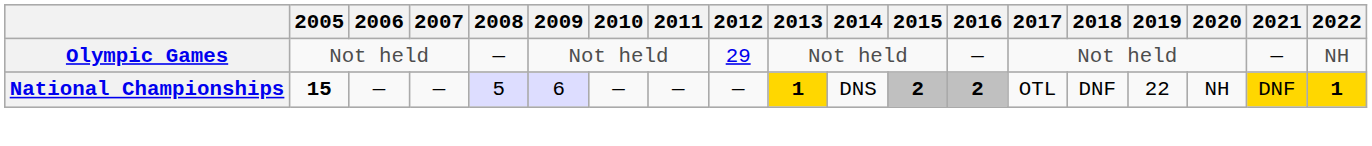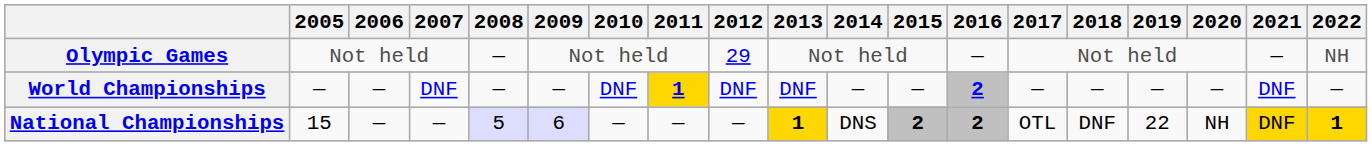+ row: (147, 90)
(319, 90) bold -> (319, 123) normal
